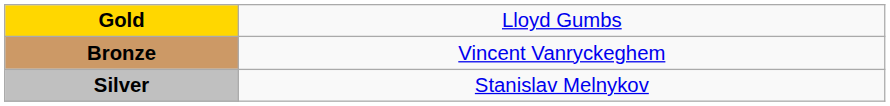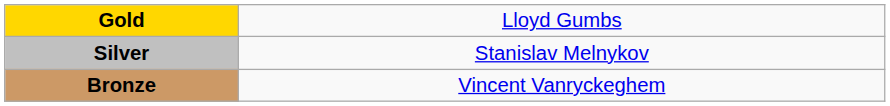rows swapped: (122, 85) <-> (122, 52)
